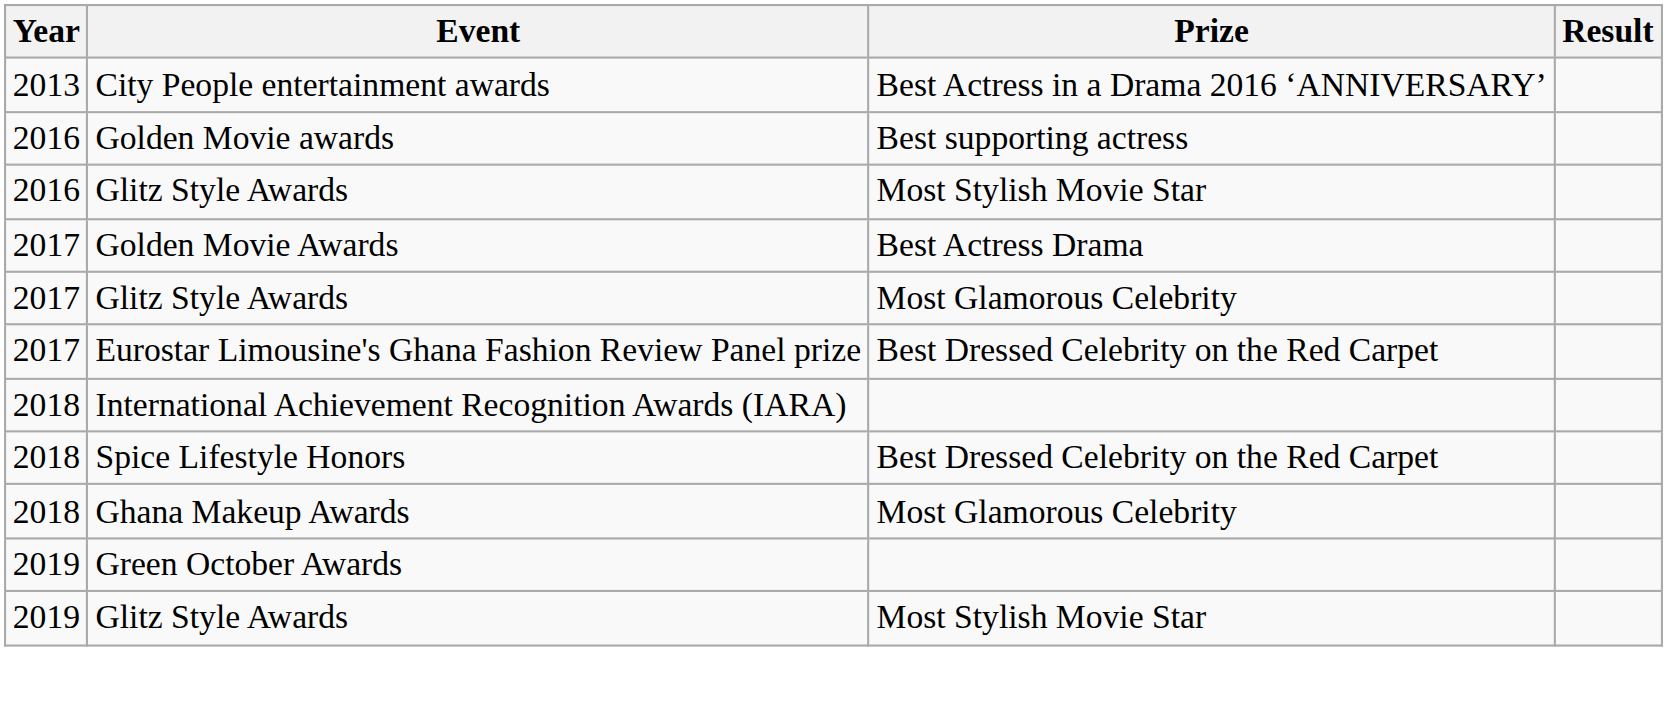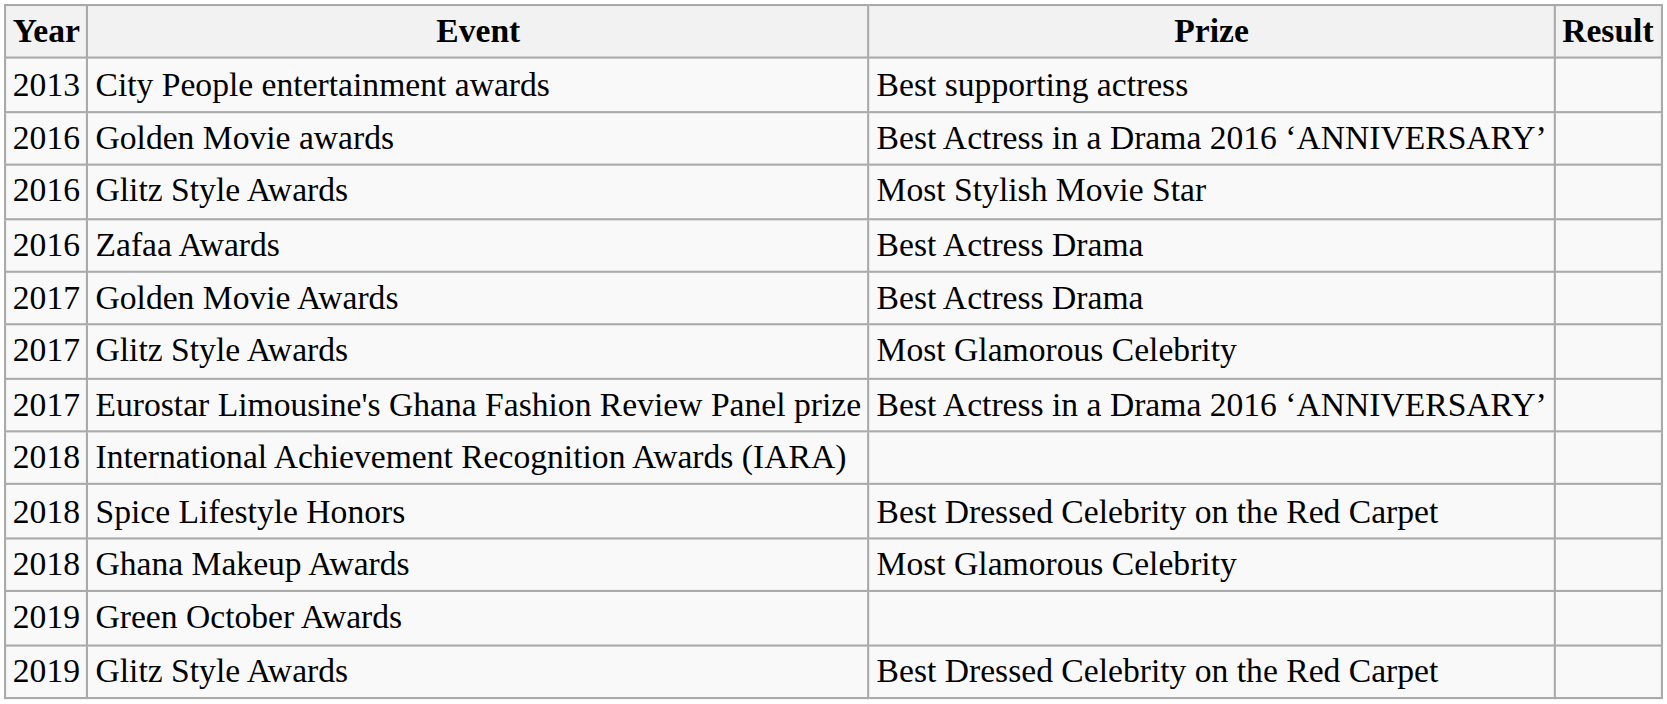(1212, 84) Best Actress in a Drama 2016 ‘ANNIVERSARY’ -> (1032, 84) Best supporting actress
(1032, 137) Best supporting actress -> (1212, 137) Best Actress in a Drama 2016 ‘ANNIVERSARY’
+ row: (46, 244)
(1157, 350) Best Dressed Celebrity on the Red Carpet -> (1212, 404) Best Actress in a Drama 2016 ‘ANNIVERSARY’
(1041, 617) Most Stylish Movie Star -> (1157, 670) Best Dressed Celebrity on the Red Carpet
